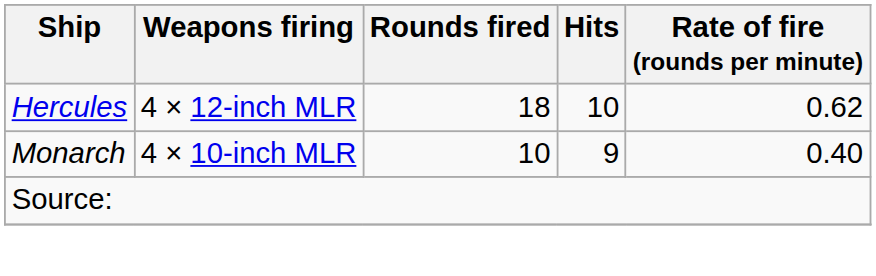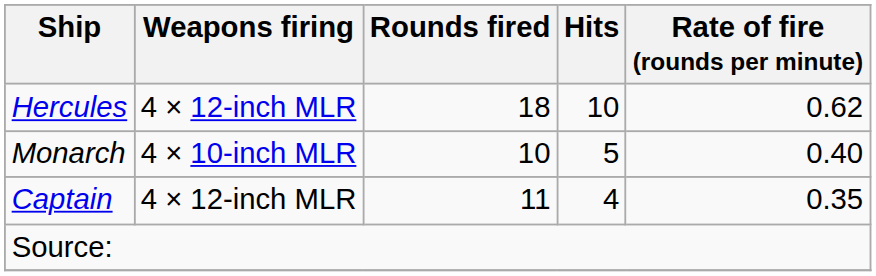(611, 153) 9 -> (611, 153) 5
+ row: (62, 199)
